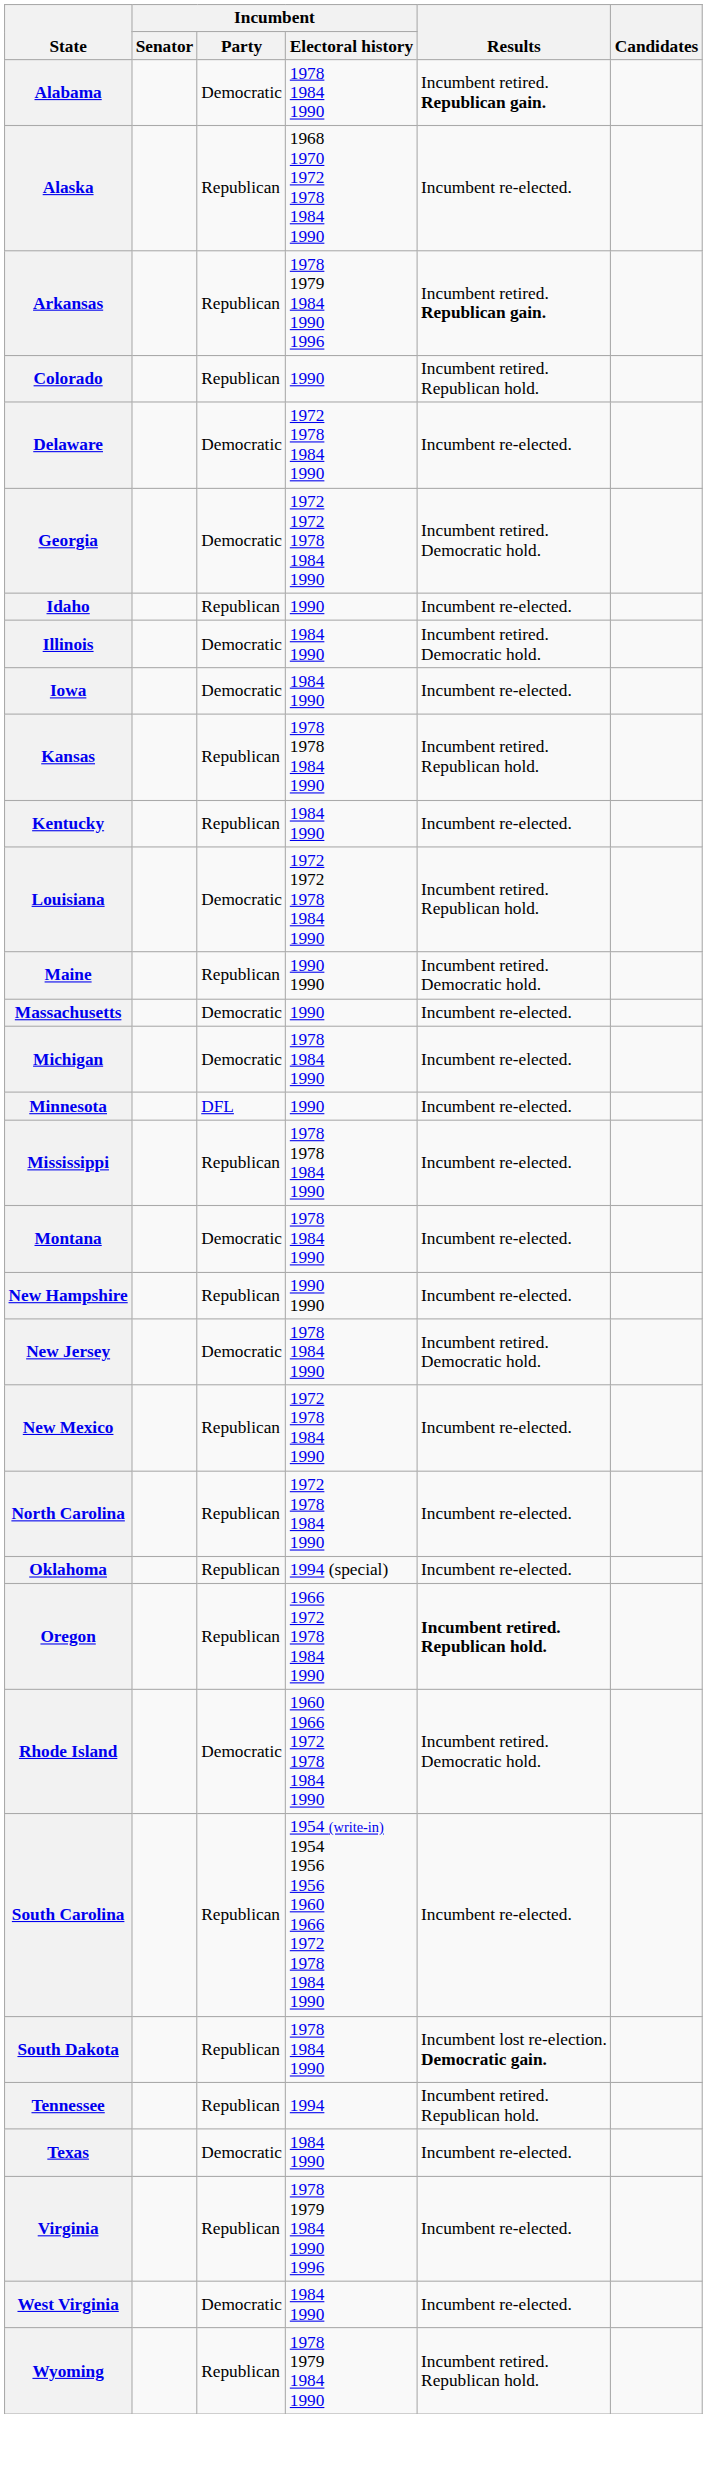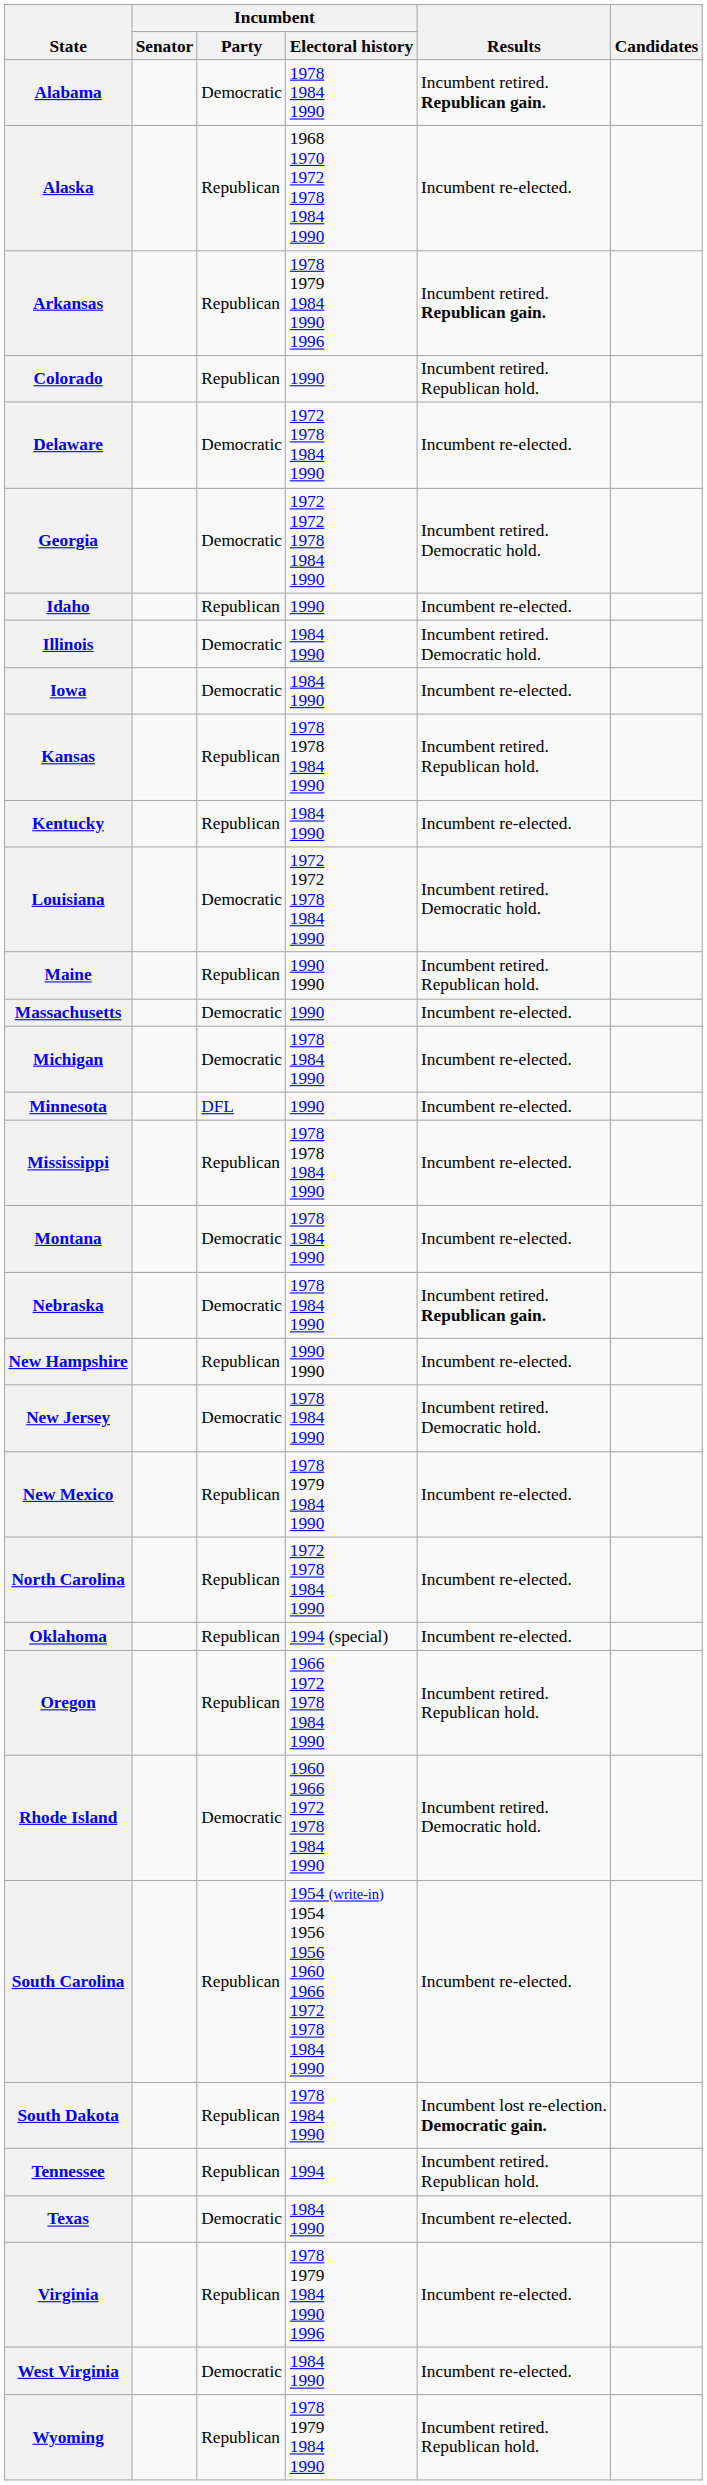(485, 899) Incumbent retired. Republican hold. -> (485, 899) Incumbent retired. Democratic hold.
(485, 975) Incumbent retired. Democratic hold. -> (485, 975) Incumbent retired. Republican hold.
+ row: (68, 1305)
(307, 1427) 1972 1978 1984 1990 -> (307, 1494) 1978 1979 1984 1990
(491, 1636) bold -> (485, 1702) normal
